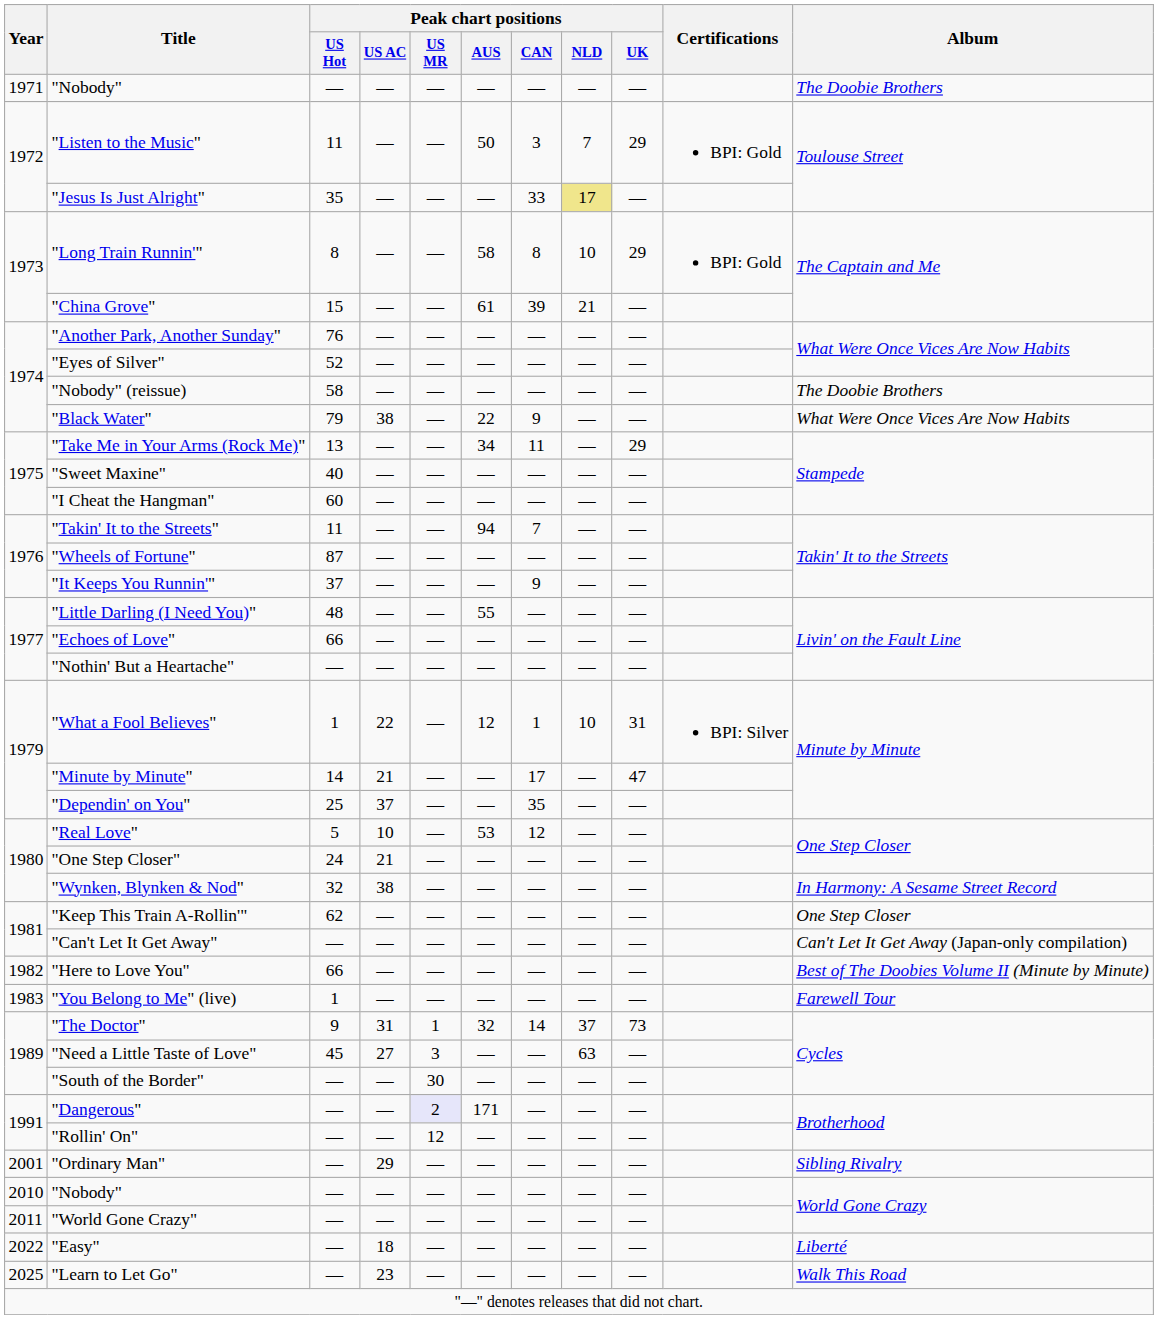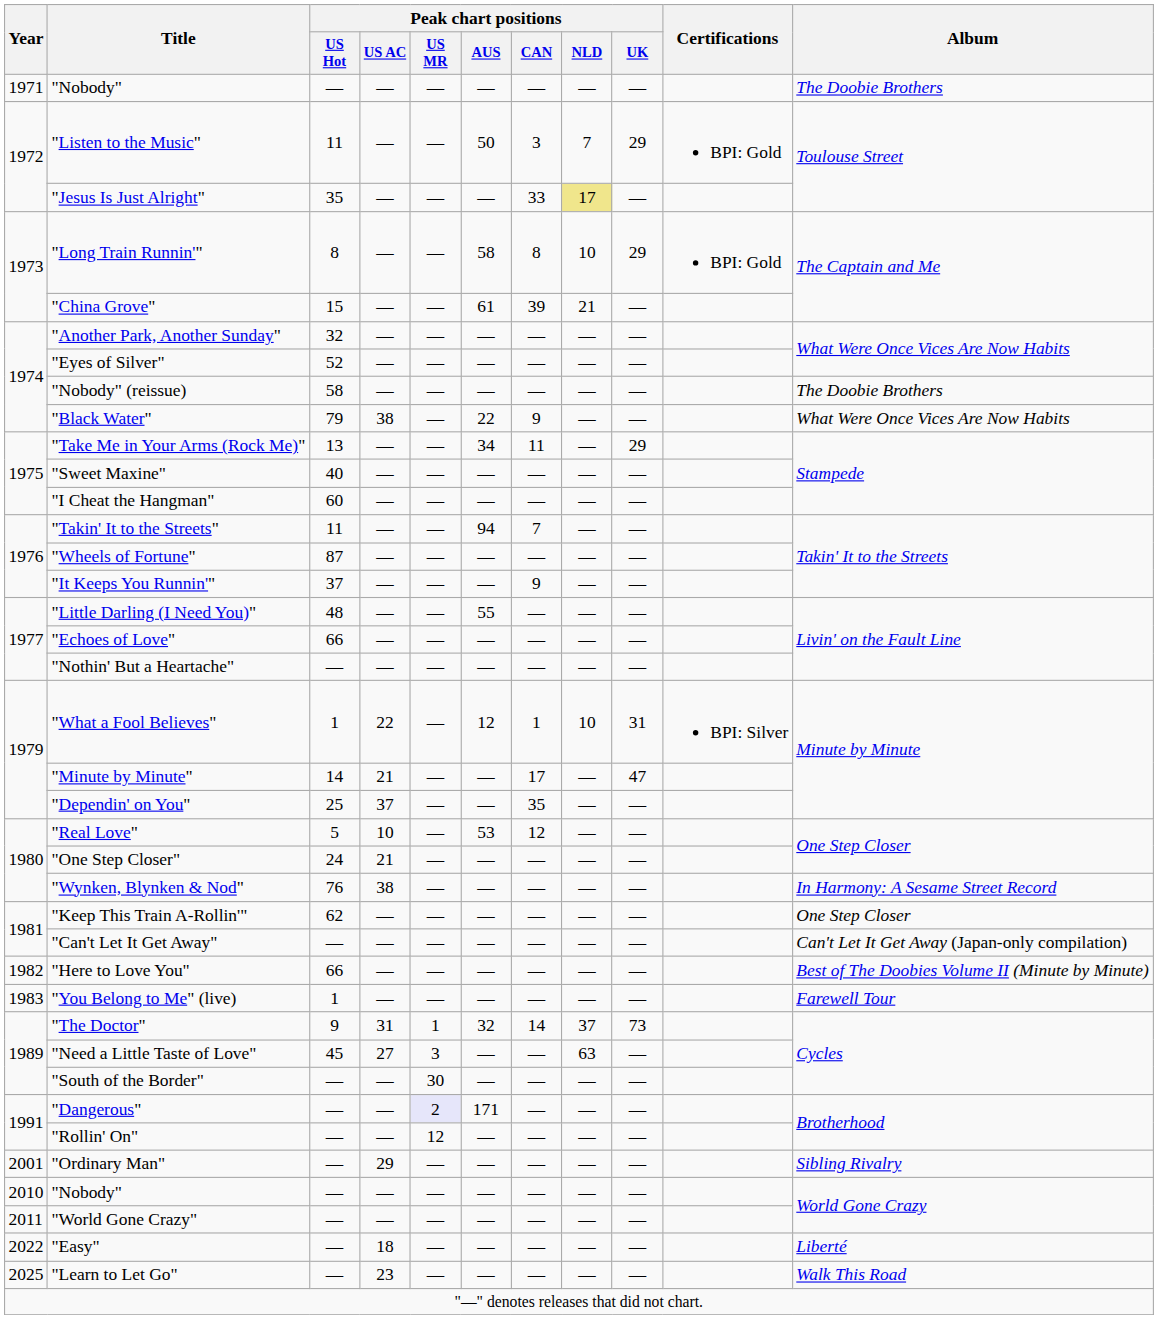(335, 335) 76 -> (335, 335) 32
(335, 887) 32 -> (335, 887) 76
